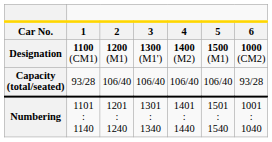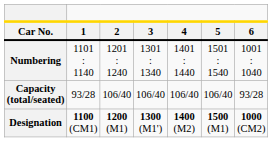rows swapped: (36, 53) <-> (36, 117)
